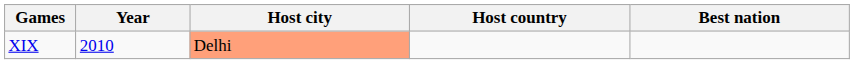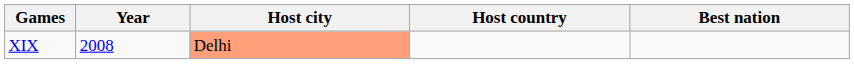(97, 44) 2010 -> (97, 44) 2008
